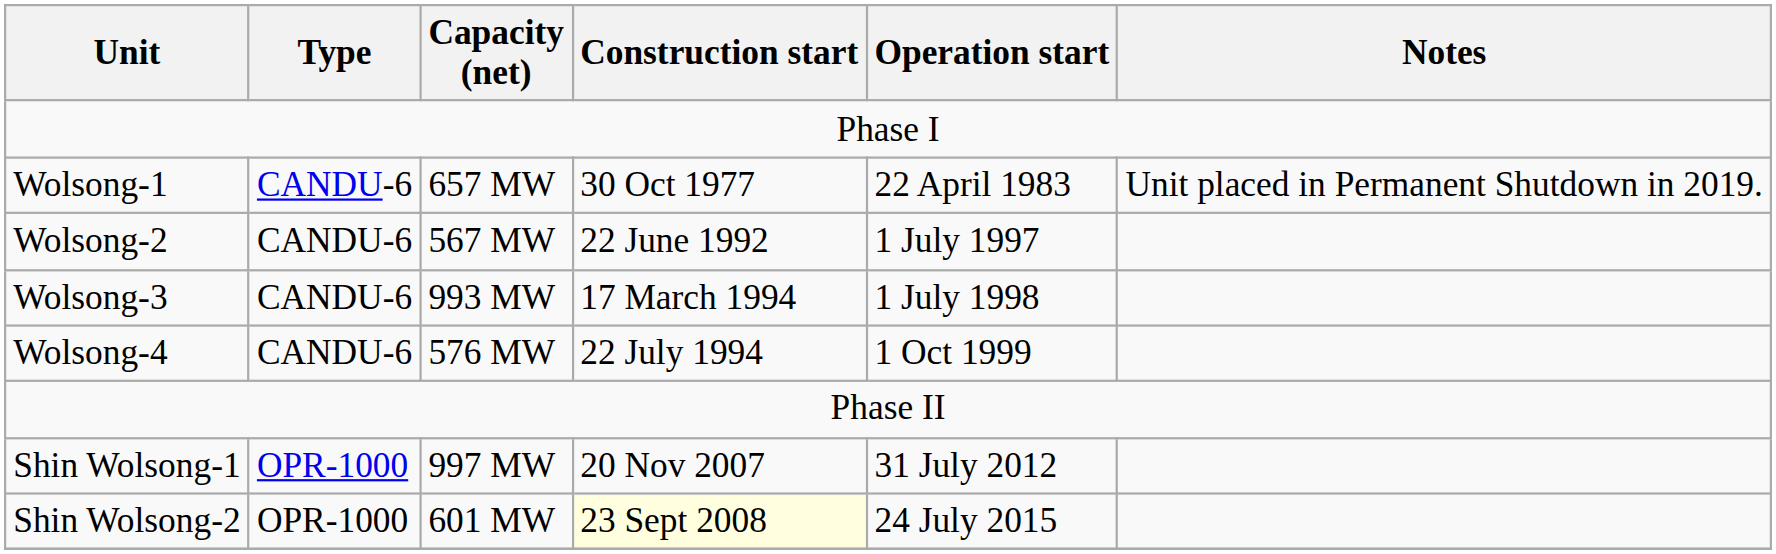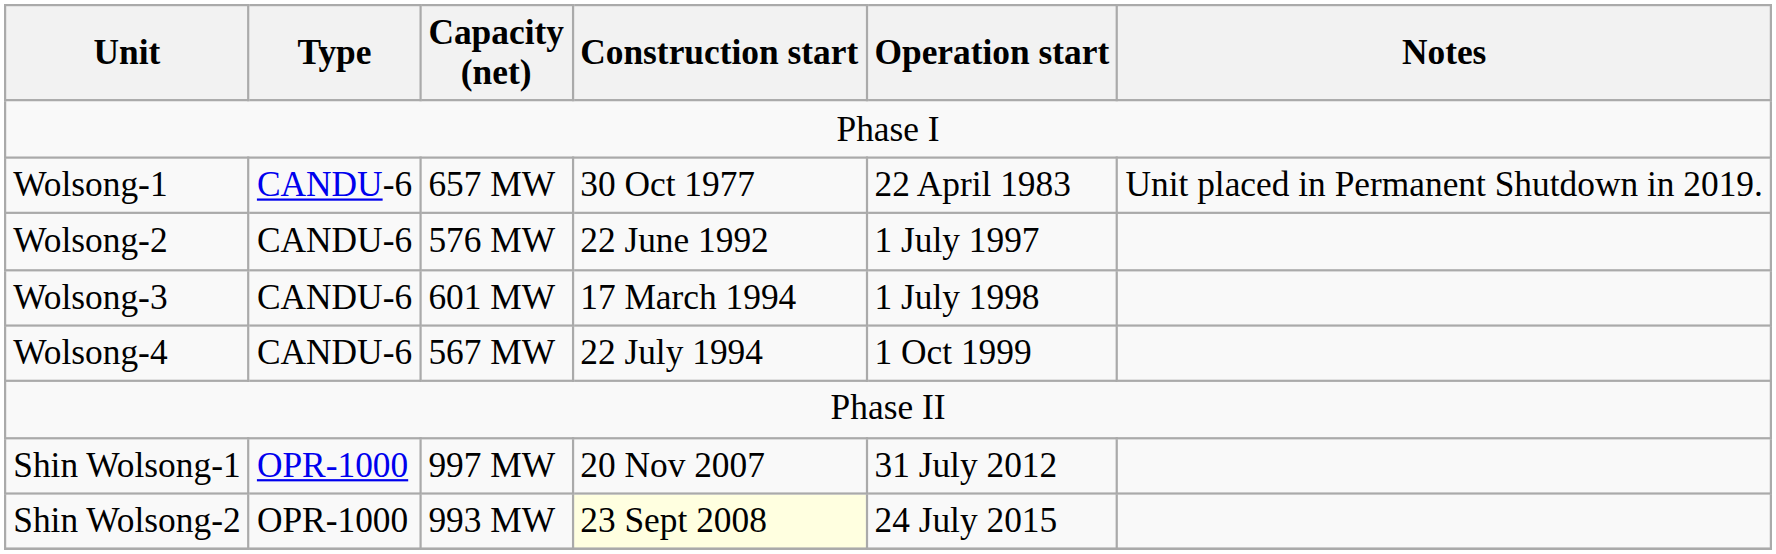(492, 240) 567 MW -> (492, 240) 576 MW
(492, 296) 993 MW -> (492, 296) 601 MW
(492, 352) 576 MW -> (492, 352) 567 MW
(492, 520) 601 MW -> (492, 520) 993 MW
